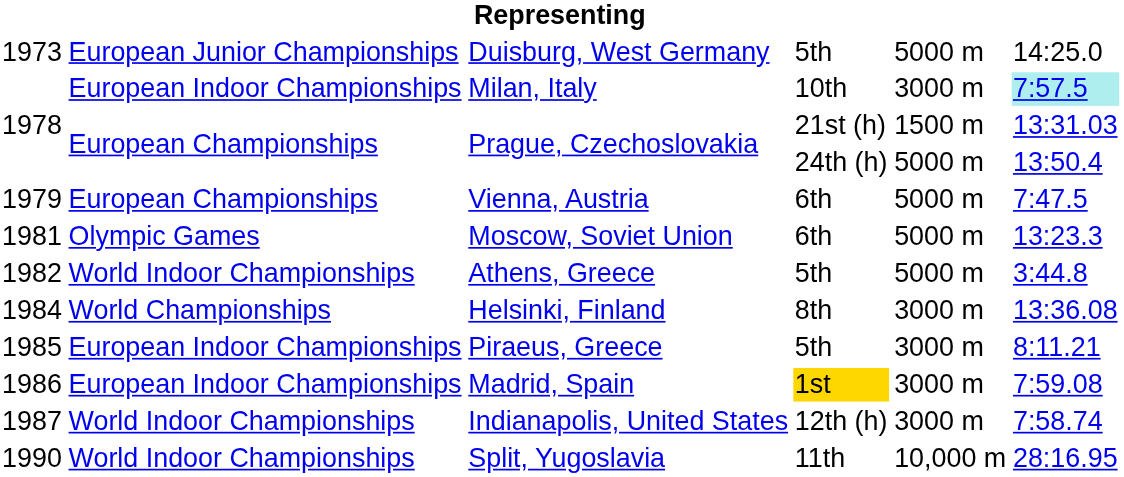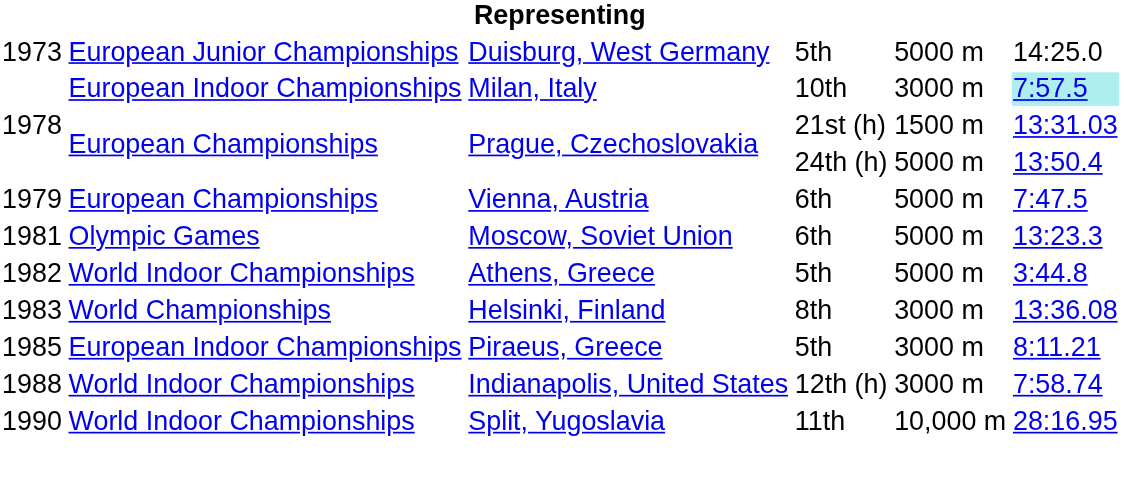(32, 310) 1984 -> (32, 310) 1983
- row: (551, 384)
(32, 421) 1987 -> (32, 384) 1988
